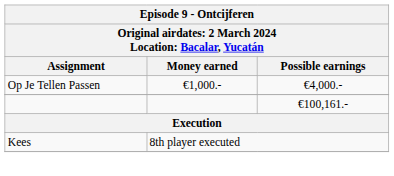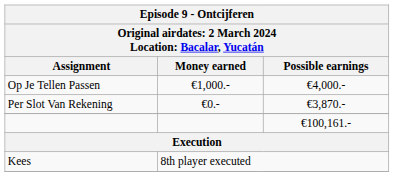+ row: (60, 104)
